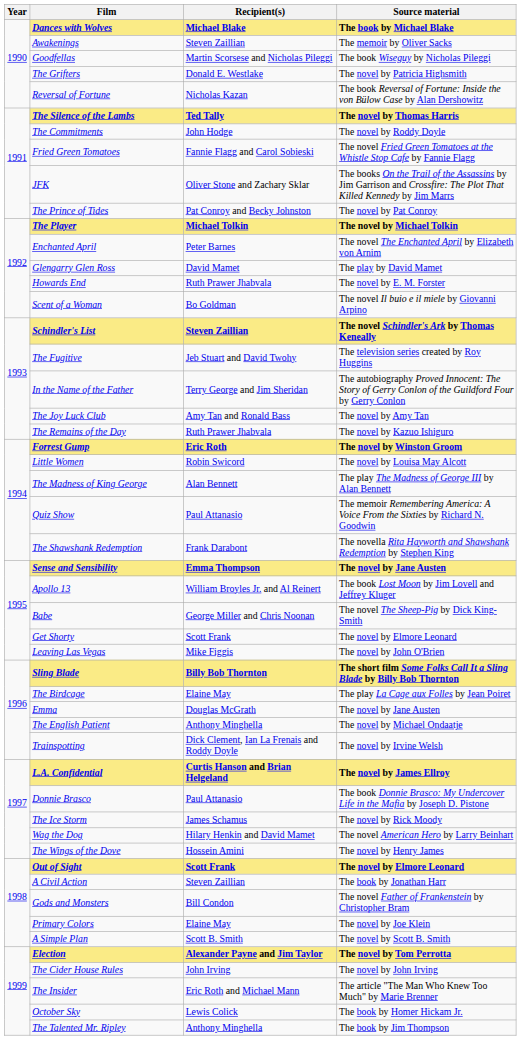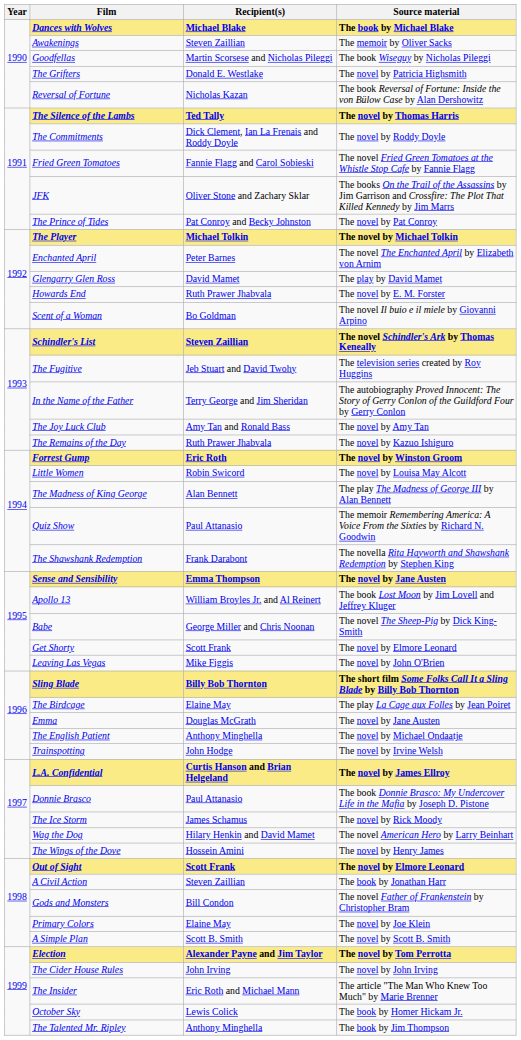(209, 131) John Hodge -> (252, 137) Dick Clement, Ian La Frenais and Roddy Doyle
(252, 746) Dick Clement, Ian La Frenais and Roddy Doyle -> (209, 751) John Hodge
